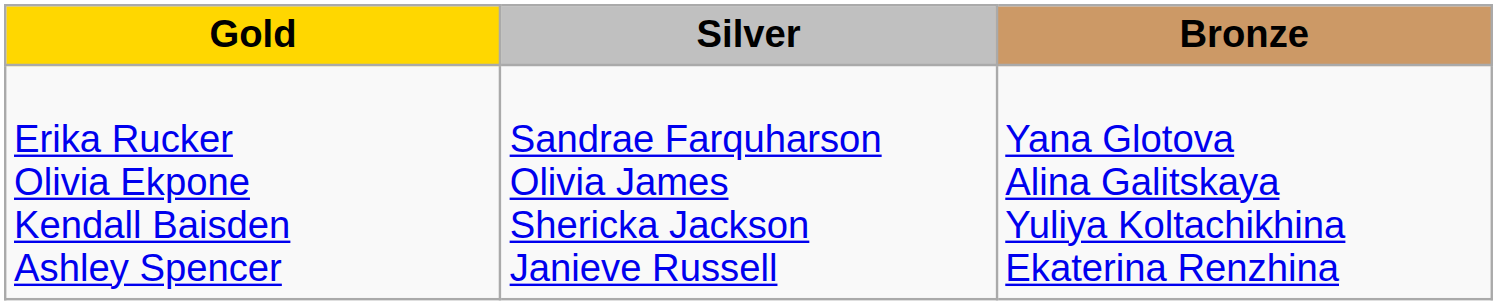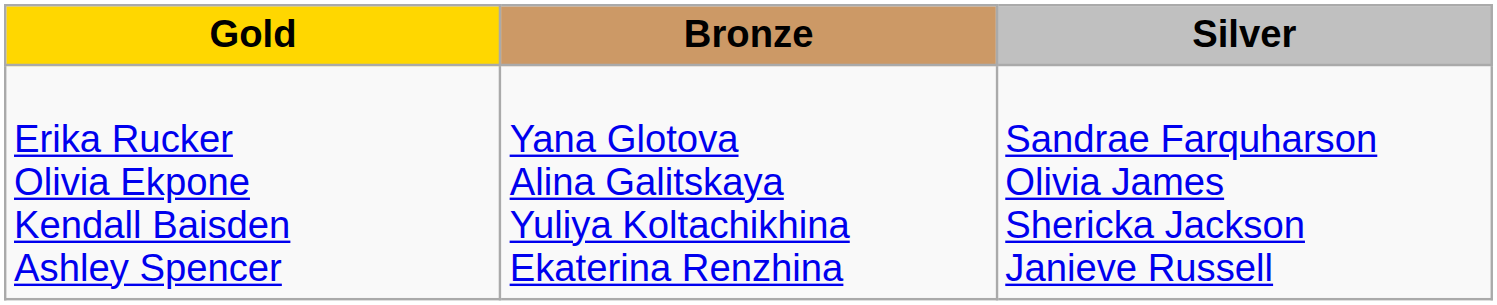columns swapped: (749, 34) <-> (1244, 34)
